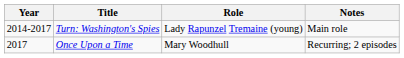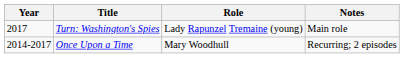(29, 28) 2014-2017 -> (17, 28) 2017
(17, 45) 2017 -> (29, 45) 2014-2017
